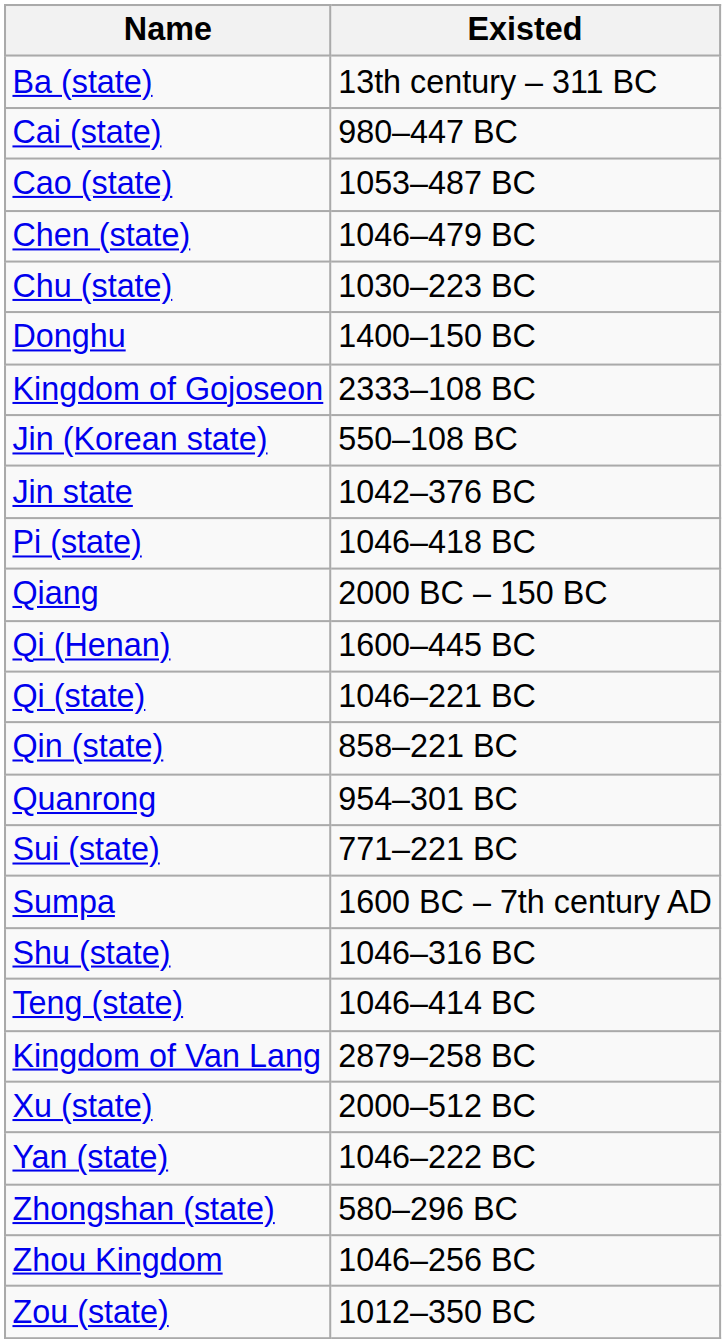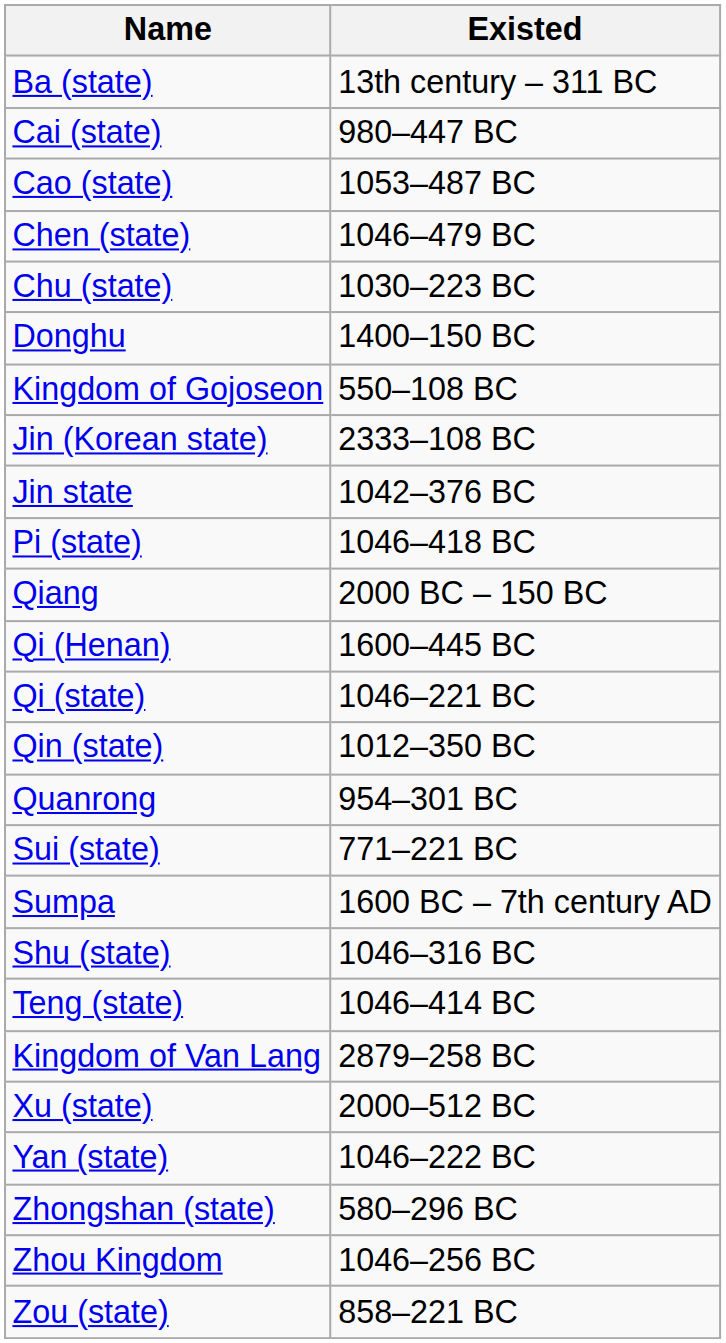(437, 388) 2333–108 BC -> (428, 388) 550–108 BC
(428, 440) 550–108 BC -> (437, 440) 2333–108 BC
(428, 747) 858–221 BC -> (437, 747) 1012–350 BC
(437, 1311) 1012–350 BC -> (428, 1311) 858–221 BC
